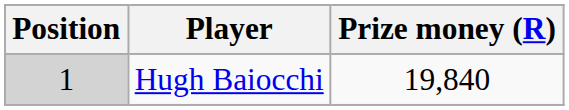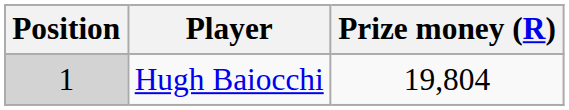(447, 79) 19,840 -> (447, 79) 19,804
